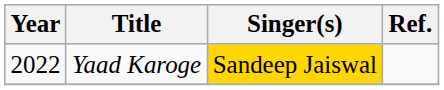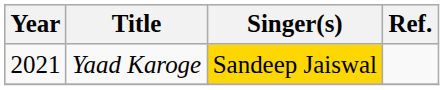(35, 63) 2022 -> (35, 63) 2021
